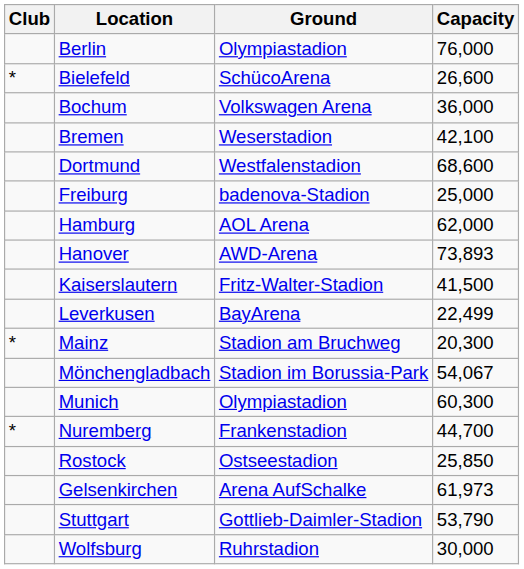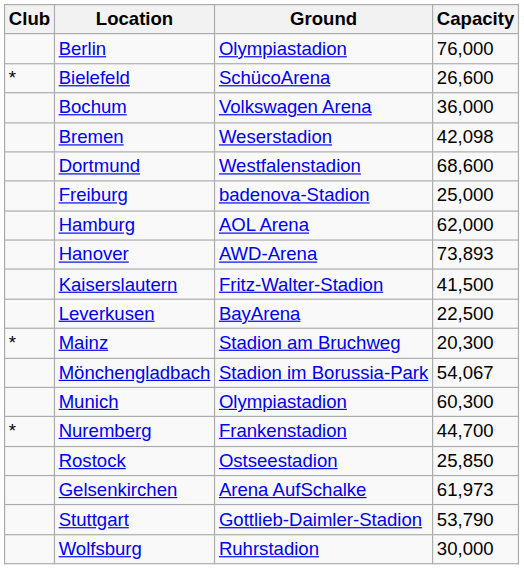(465, 136) 42,100 -> (465, 136) 42,098
(465, 313) 22,499 -> (465, 313) 22,500
